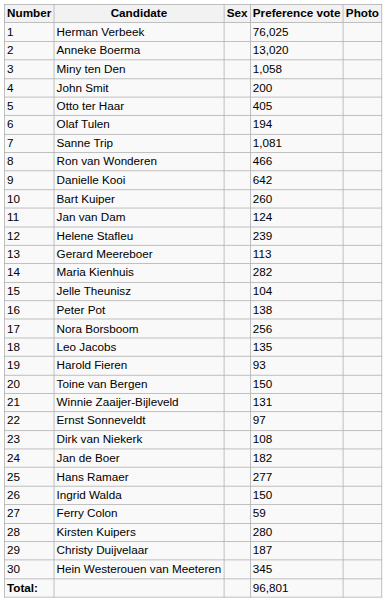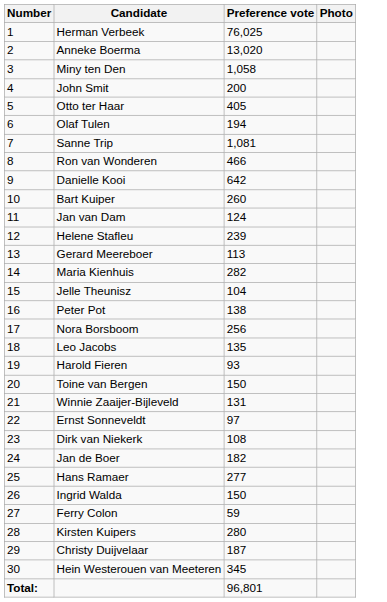- column: (237, 13)
